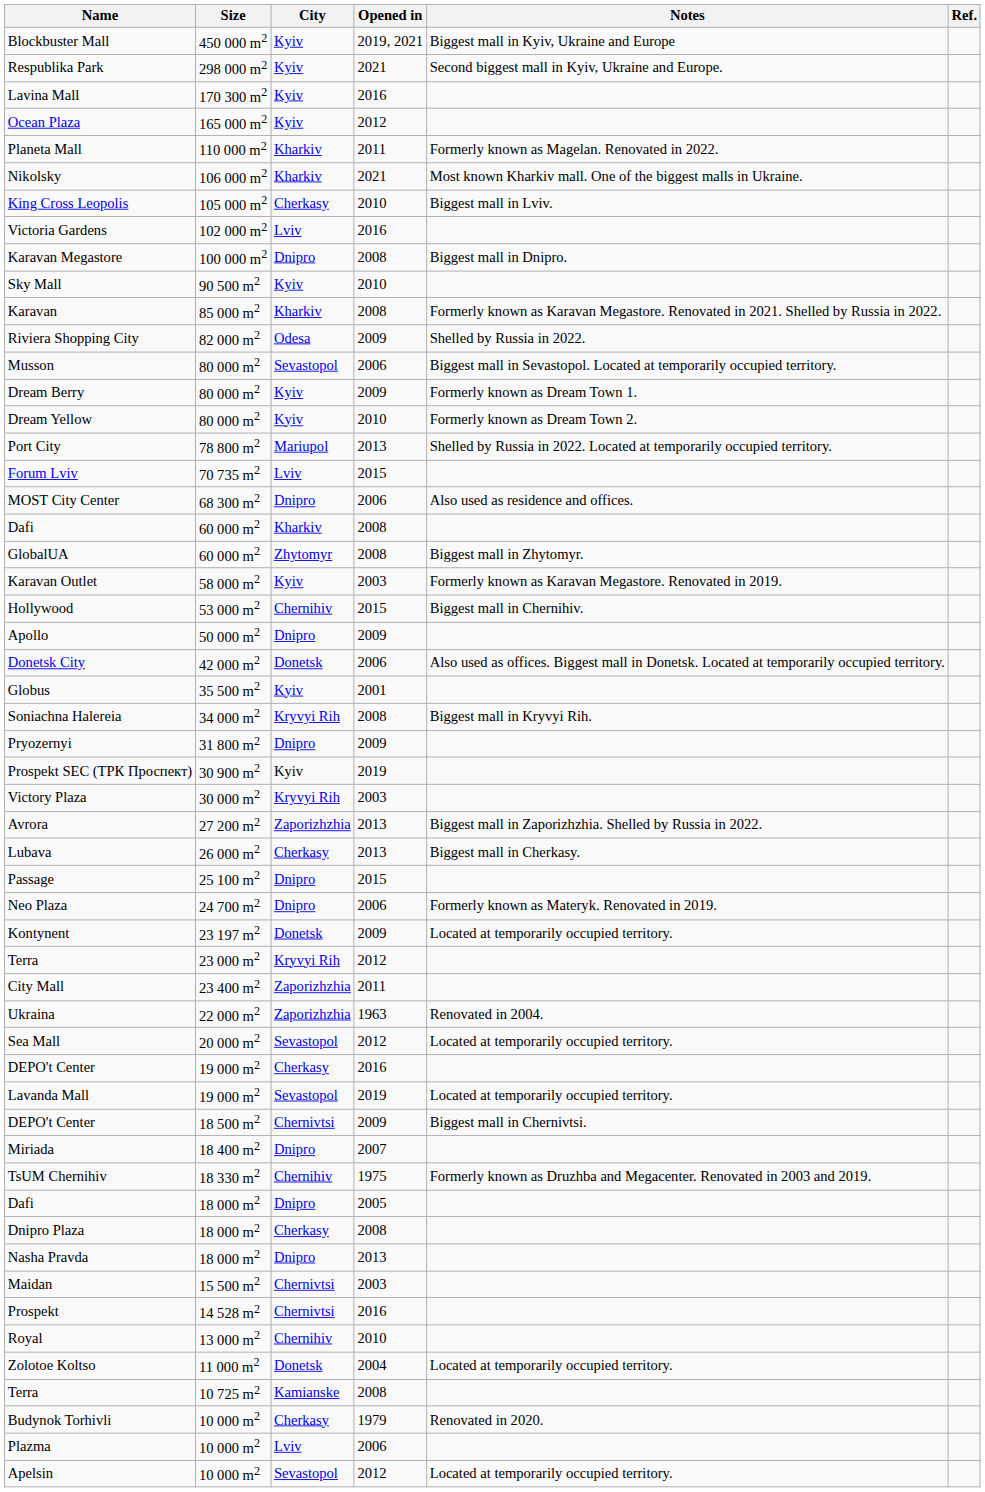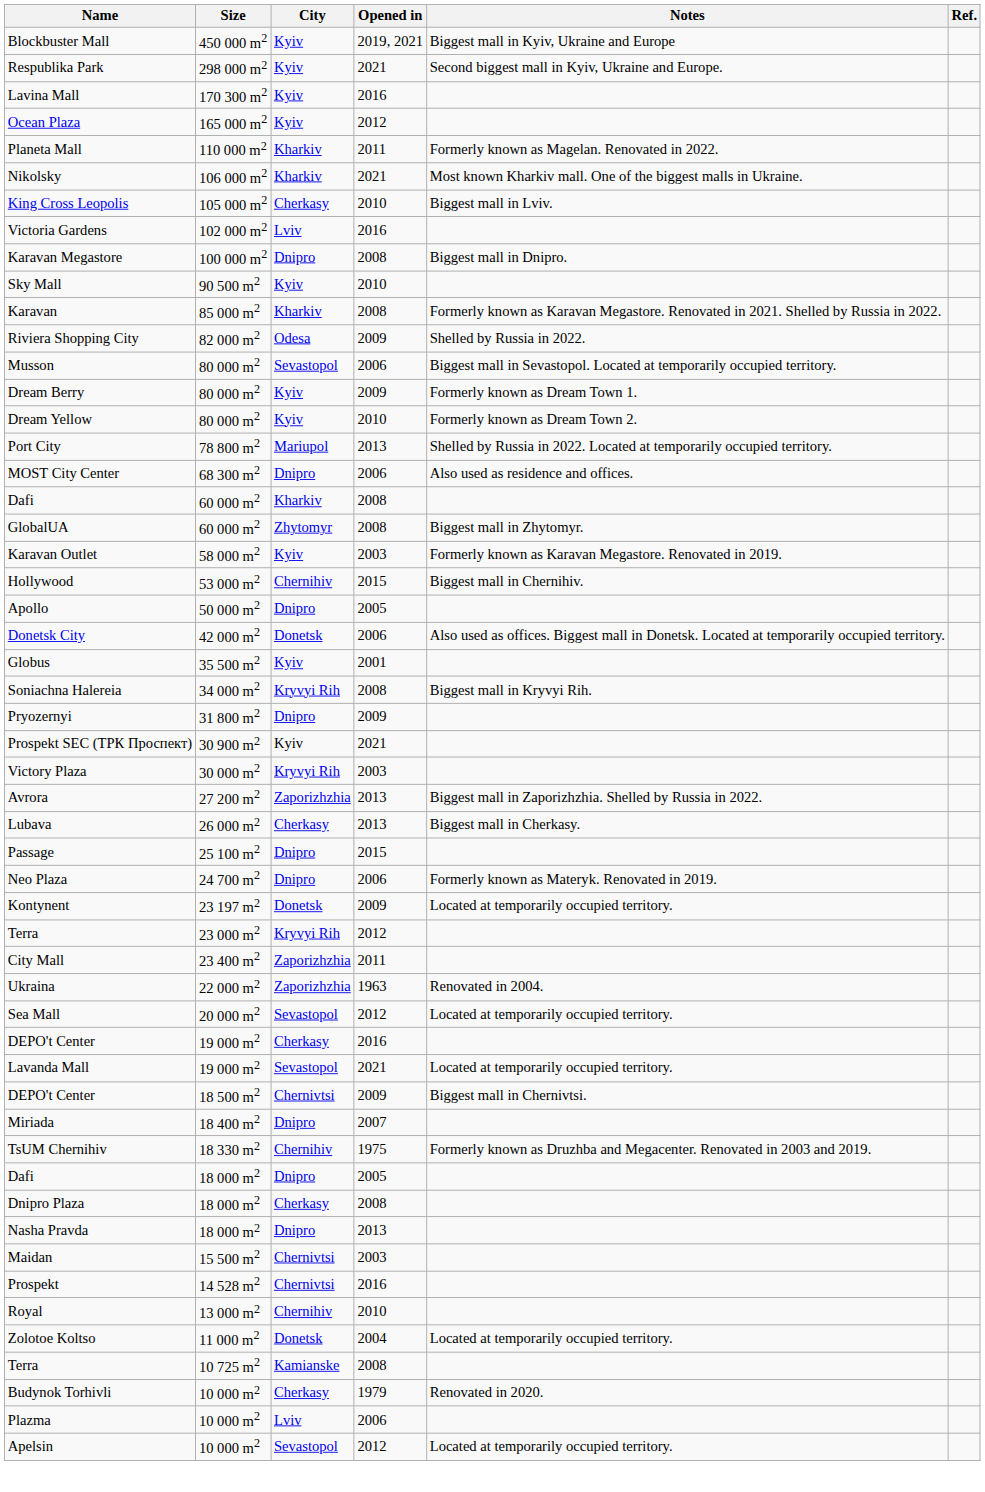- row: (43, 473)
(372, 635) 2009 -> (372, 608) 2005
(372, 770) 2019 -> (372, 743) 2021
(372, 1095) 2019 -> (372, 1068) 2021
